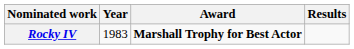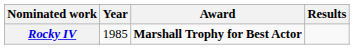(115, 34) 1983 -> (115, 34) 1985
